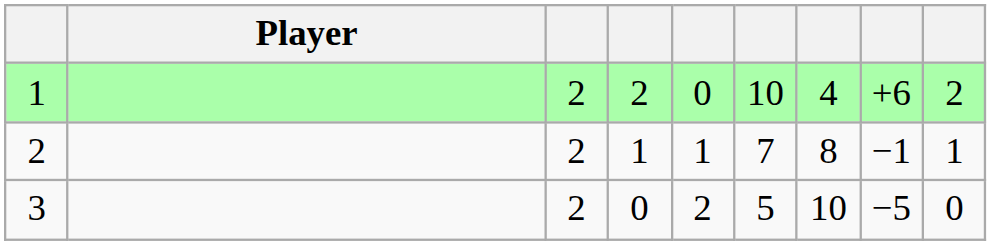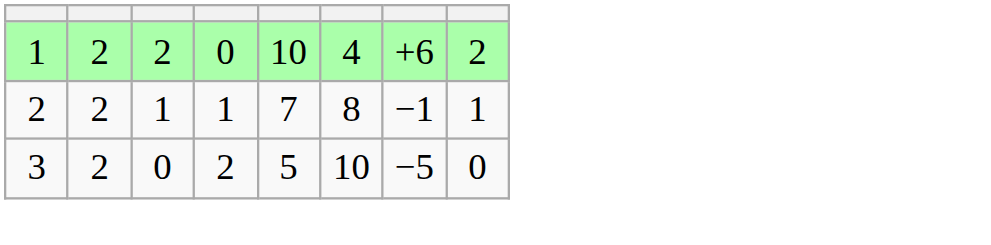- column: (307, 33)
